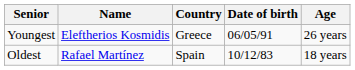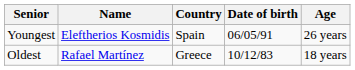(193, 34) Greece -> (190, 34) Spain
(190, 55) Spain -> (193, 55) Greece
